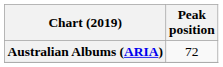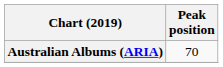(192, 51) 72 -> (192, 51) 70
